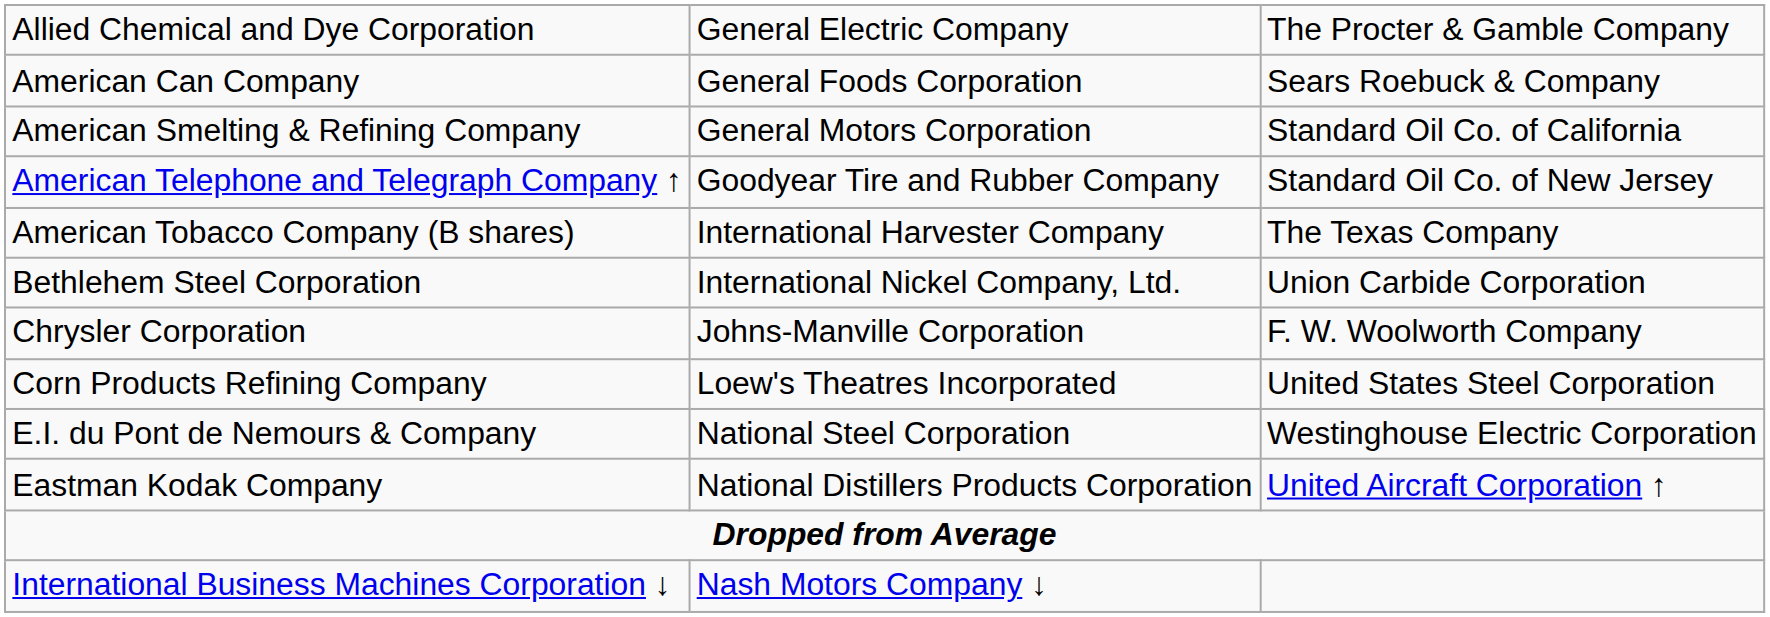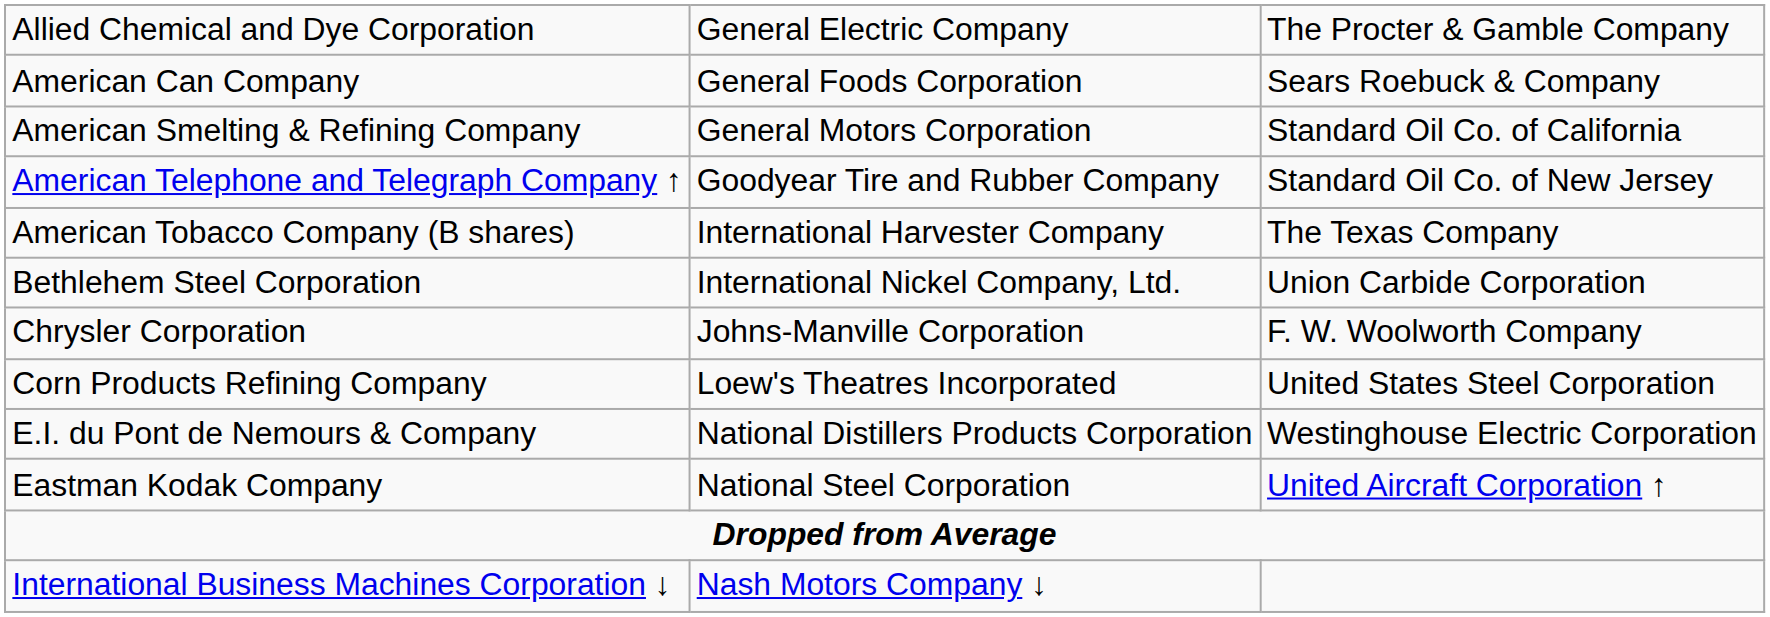(883, 433) National Steel Corporation -> (975, 433) National Distillers Products Corporation
(975, 484) National Distillers Products Corporation -> (883, 484) National Steel Corporation
